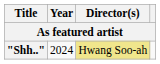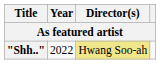(62, 50) 2024 -> (62, 50) 2022
